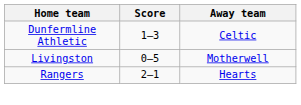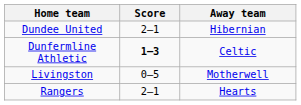+ row: (62, 30)
(150, 35) normal -> (150, 52) bold
